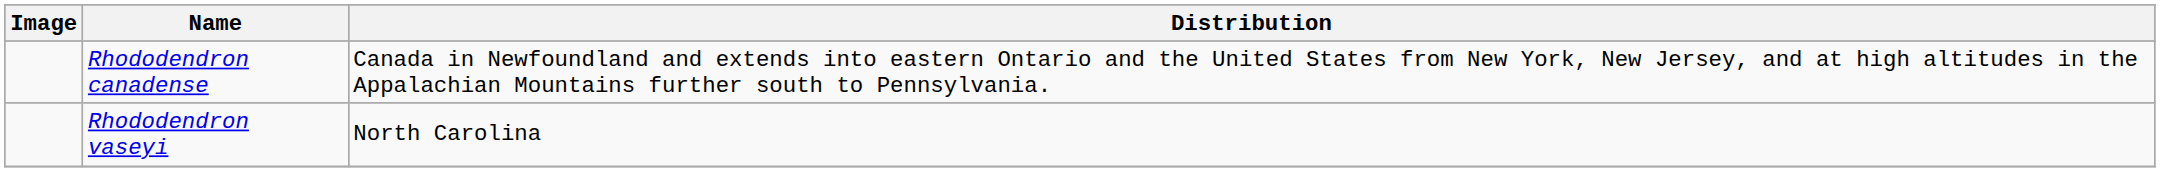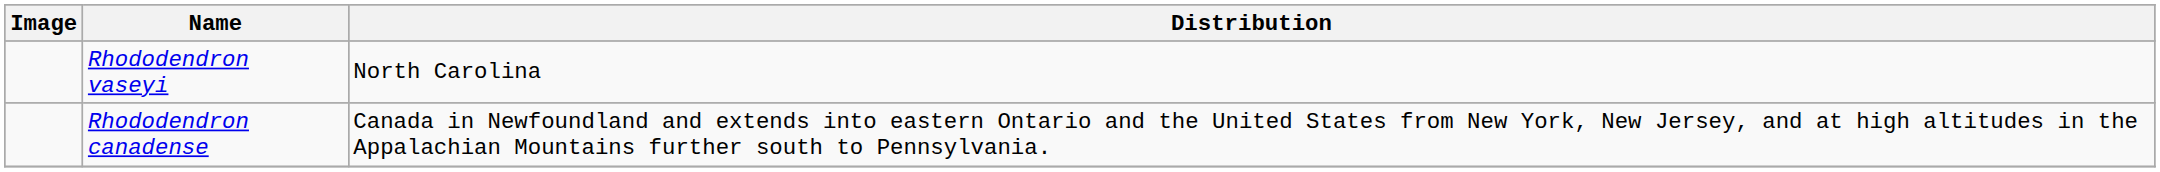rows swapped: (168, 72) <-> (168, 135)
